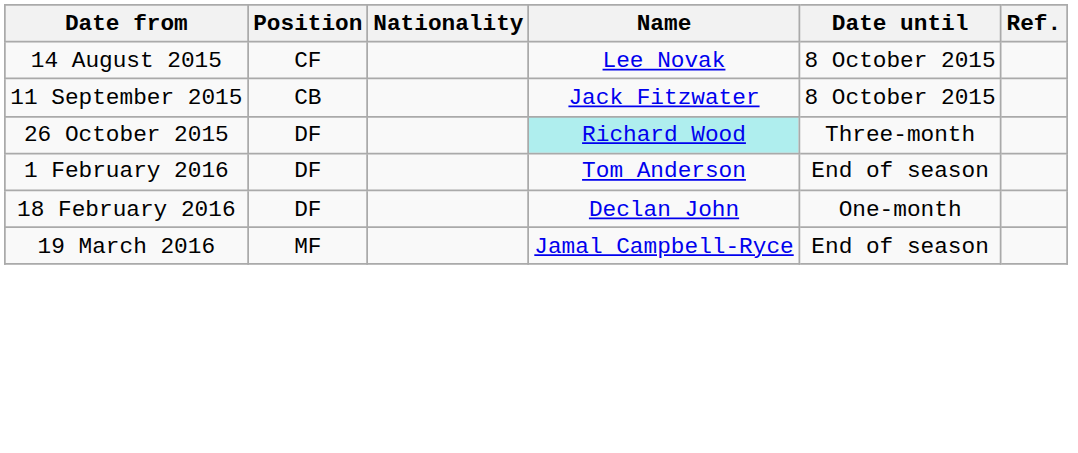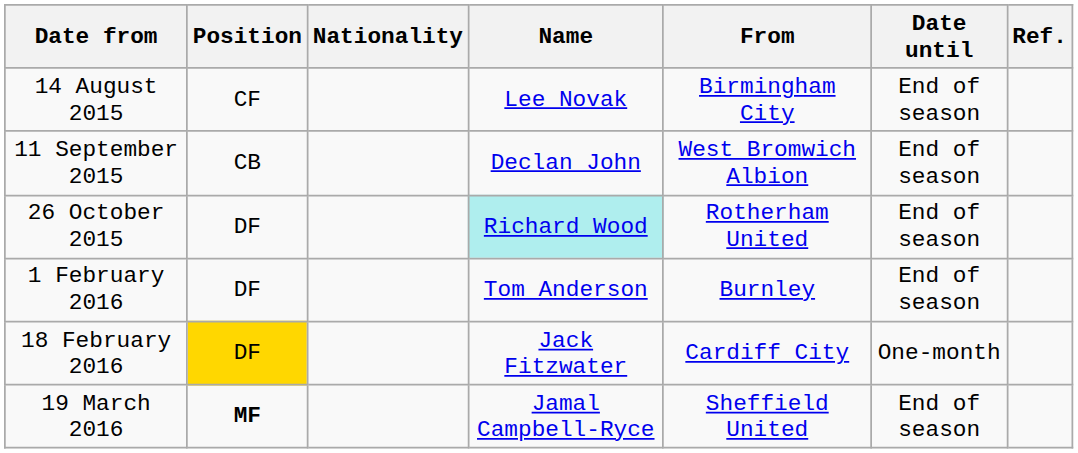+ column: (767, 37)
(900, 60) 8 October 2015 -> (939, 100) End of season
(664, 98) Jack Fitzwater -> (566, 163) Declan John
(900, 98) 8 October 2015 -> (939, 163) End of season
(900, 135) Three-month -> (939, 227) End of season
(308, 209) no background -> (247, 353) gold background
(664, 209) Declan John -> (566, 353) Jack Fitzwater
(308, 246) normal -> (247, 417) bold
